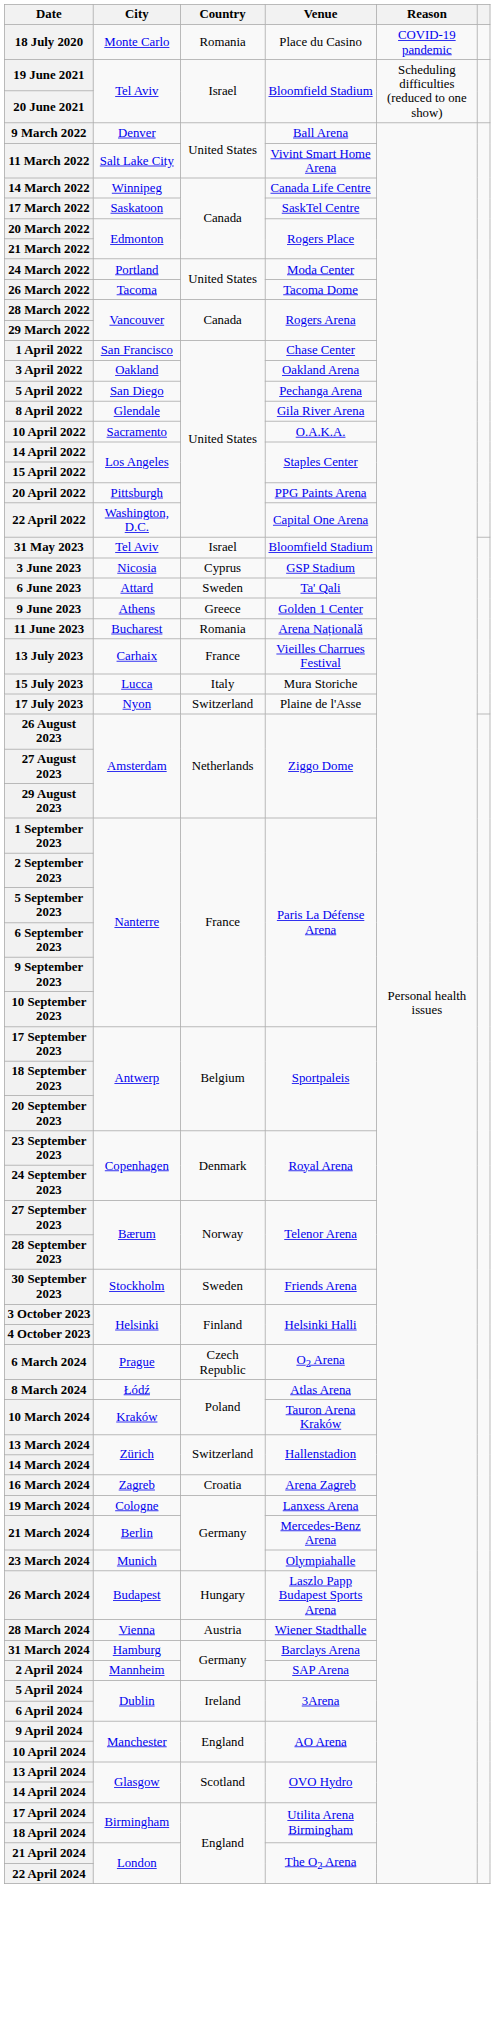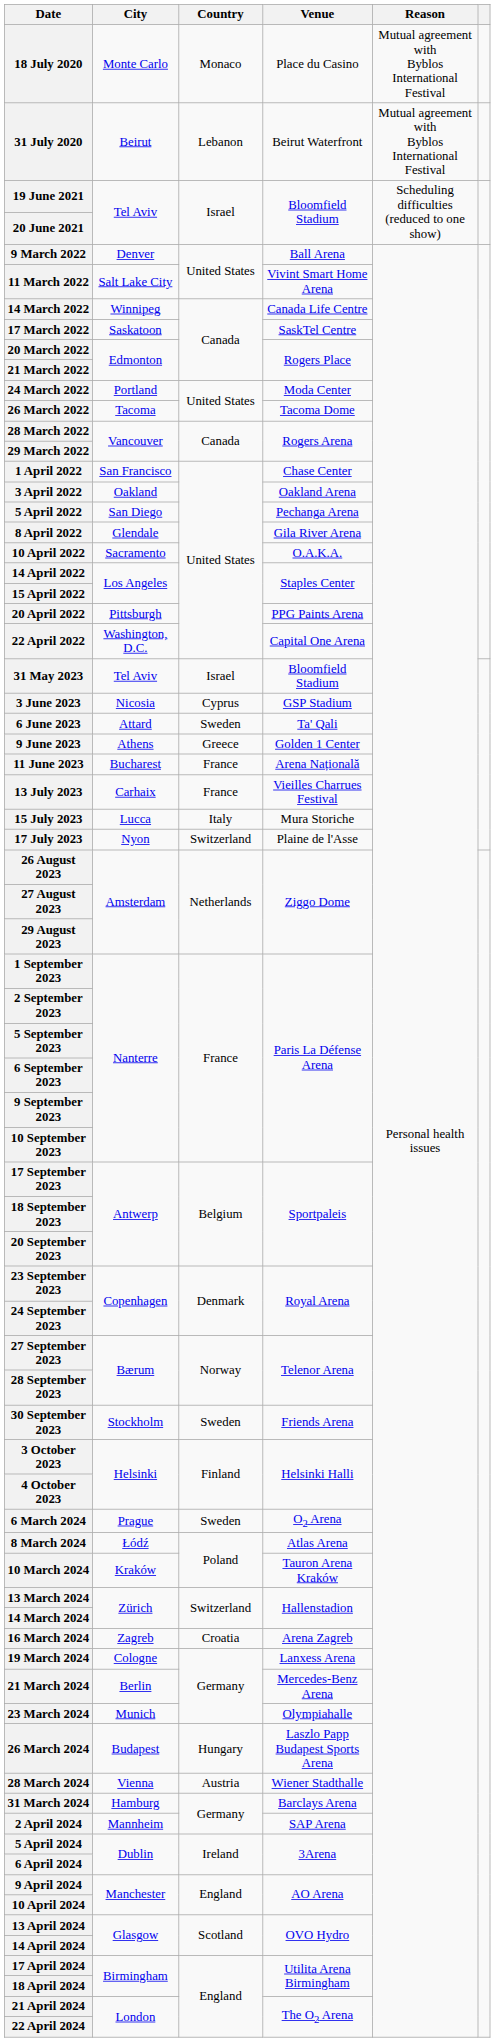(223, 42) Romania -> (220, 63) Monaco
(427, 42) COVID-19 pandemic -> (425, 63) Mutual agreement with Byblos International Festival
+ row: (48, 141)
(223, 628) Romania -> (220, 764) France
(223, 1362) Czech Republic -> (220, 1520) Sweden
